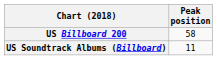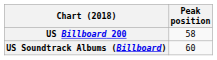(191, 48) 11 -> (191, 48) 60
